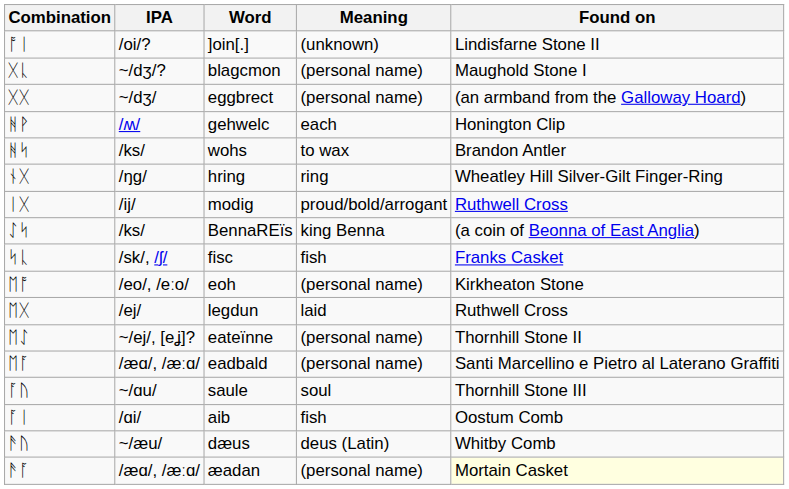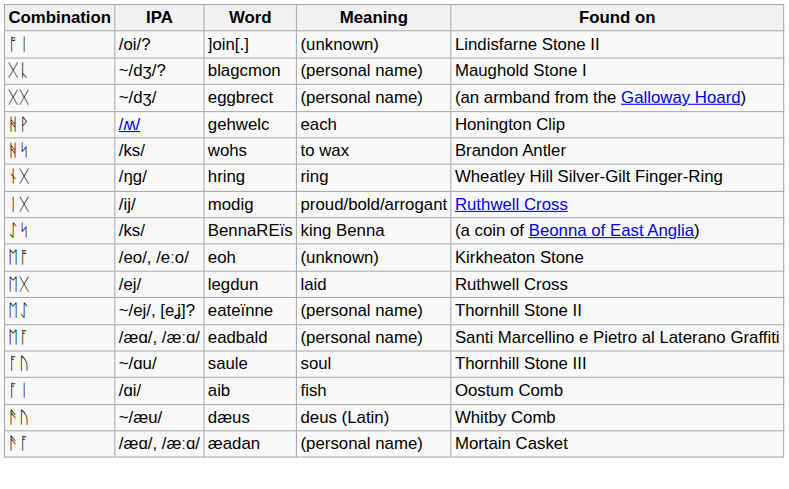- row: (19, 257)
(362, 284) (personal name) -> (340, 257) (unknown)
(511, 470) lightyellow background -> (511, 444) no background
